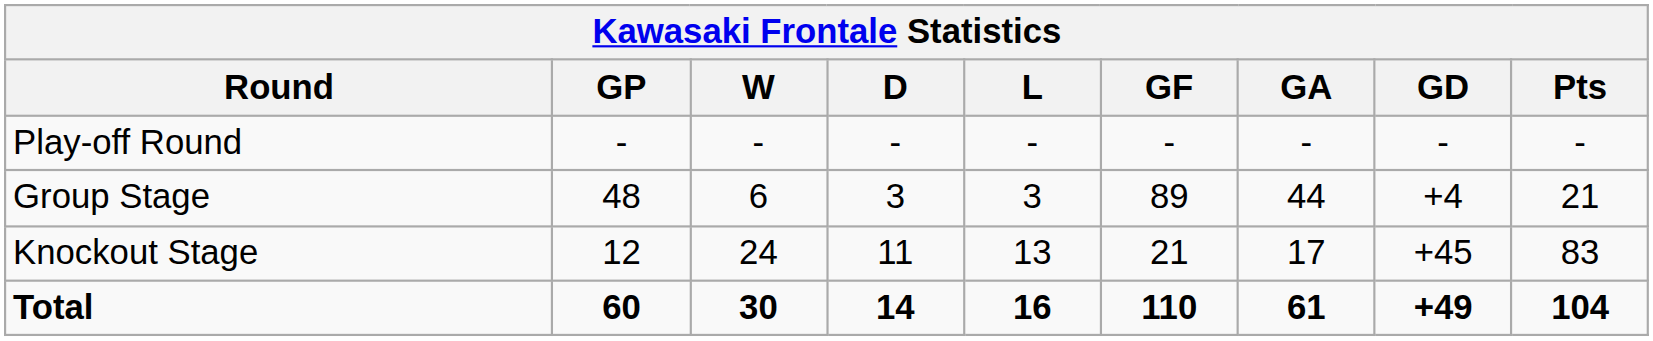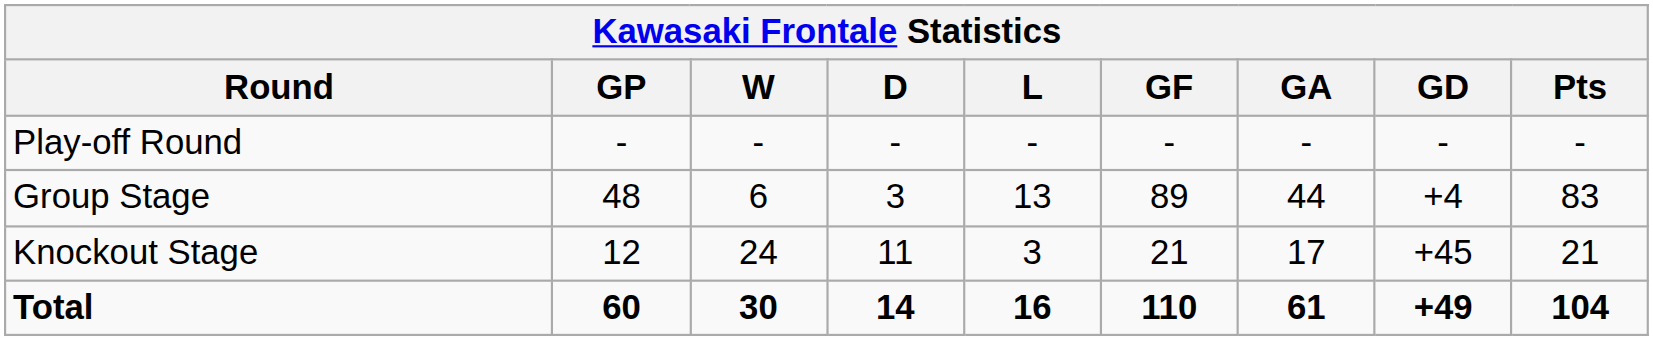(1032, 197) 3 -> (1032, 197) 13
(1580, 197) 21 -> (1580, 197) 83
(1032, 252) 13 -> (1032, 252) 3
(1580, 252) 83 -> (1580, 252) 21
